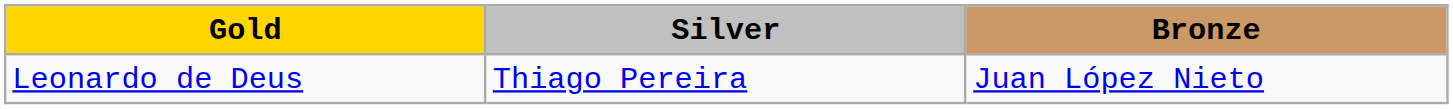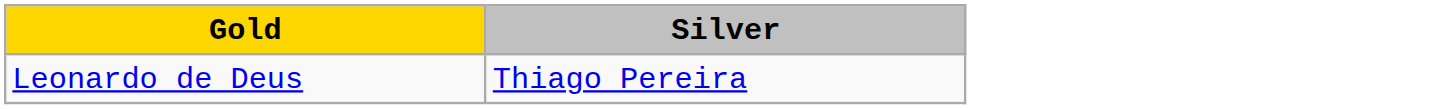- column: (1206, 30)
